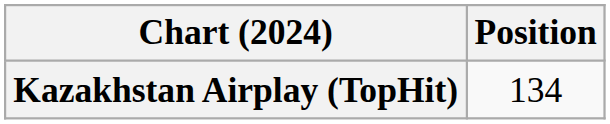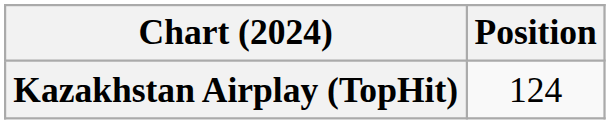(536, 88) 134 -> (536, 88) 124
